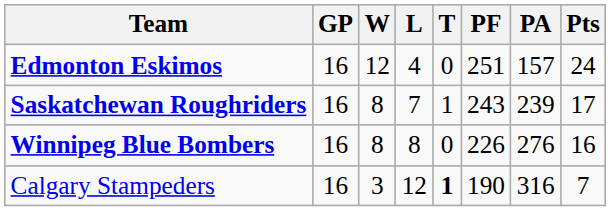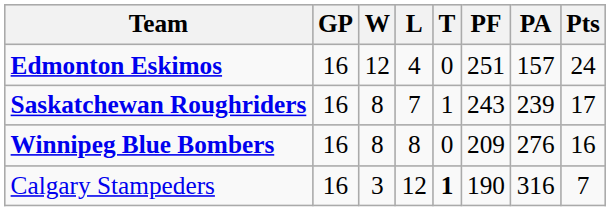(486, 144) 226 -> (486, 144) 209
